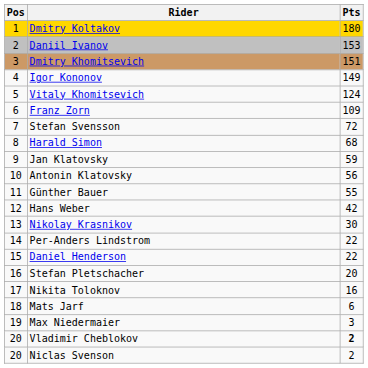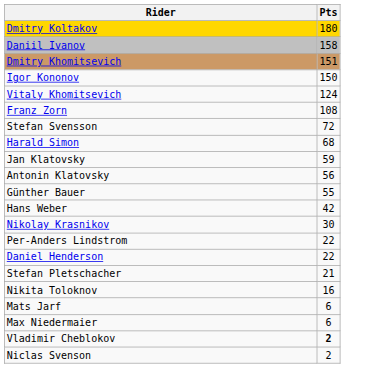- column: (16, 13)
(351, 45) 153 -> (329, 45) 158
(351, 78) 149 -> (329, 78) 150
(351, 110) 109 -> (329, 110) 108
(351, 274) 20 -> (329, 274) 21
(351, 323) 3 -> (329, 323) 6
